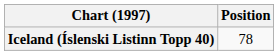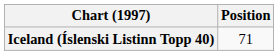(246, 38) 78 -> (246, 38) 71
